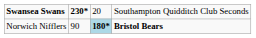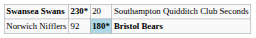(75, 26) 90 -> (75, 26) 92
